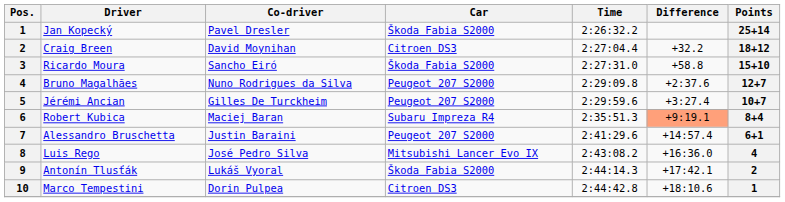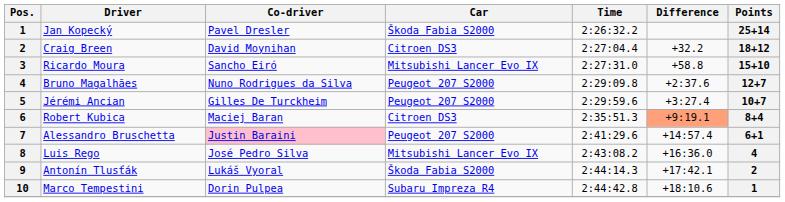(441, 65) Škoda Fabia S2000 -> (463, 65) Mitsubishi Lancer Evo IX
(441, 118) Subaru Impreza R4 -> (422, 118) Citroen DS3
(252, 135) no background -> (252, 135) pink background
(422, 188) Citroen DS3 -> (441, 188) Subaru Impreza R4
